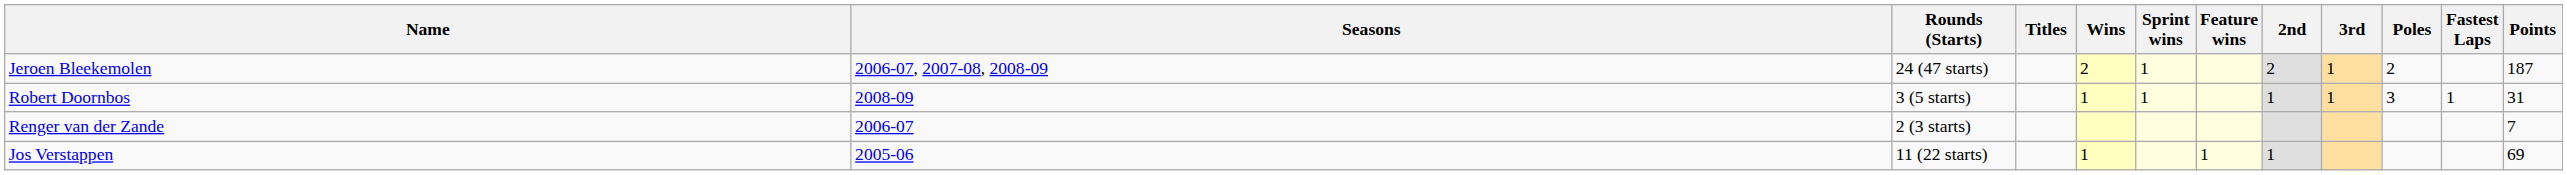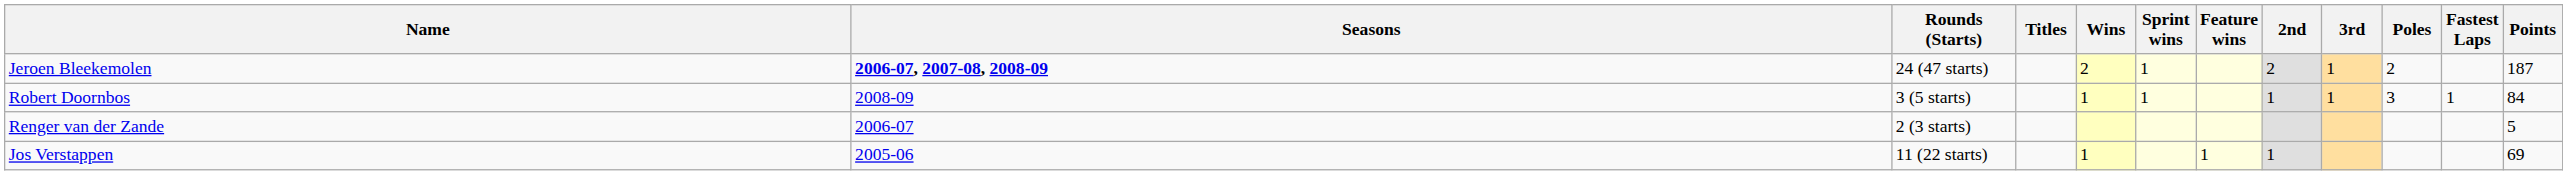(952, 68) normal -> (952, 68) bold
(2516, 97) 31 -> (2516, 97) 84
(2511, 126) 7 -> (2511, 126) 5
